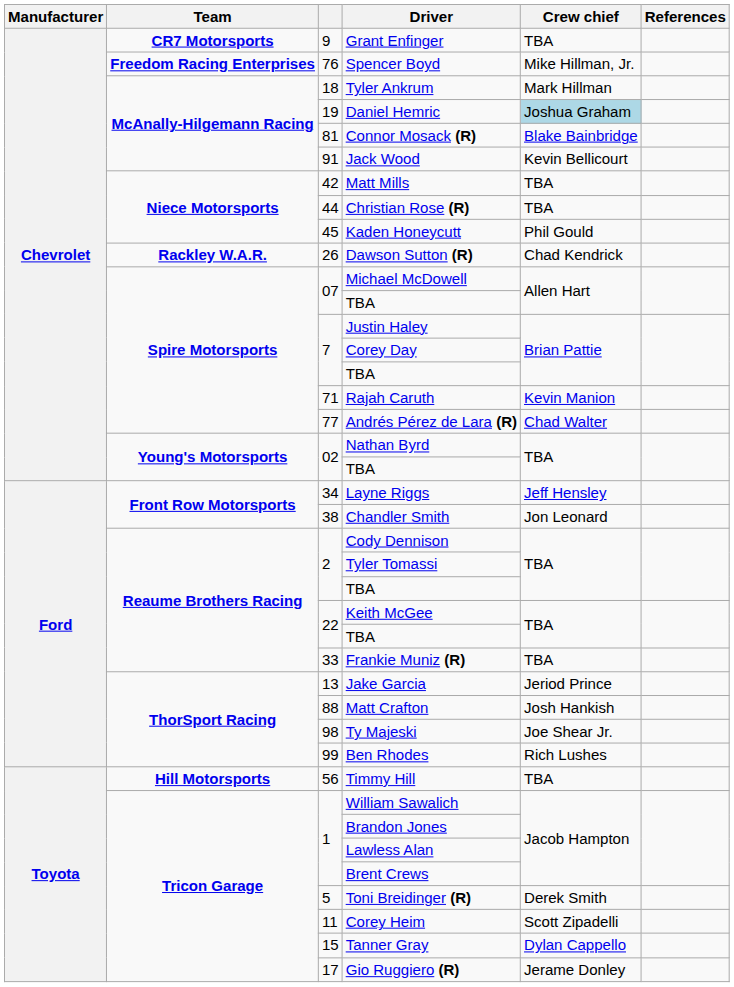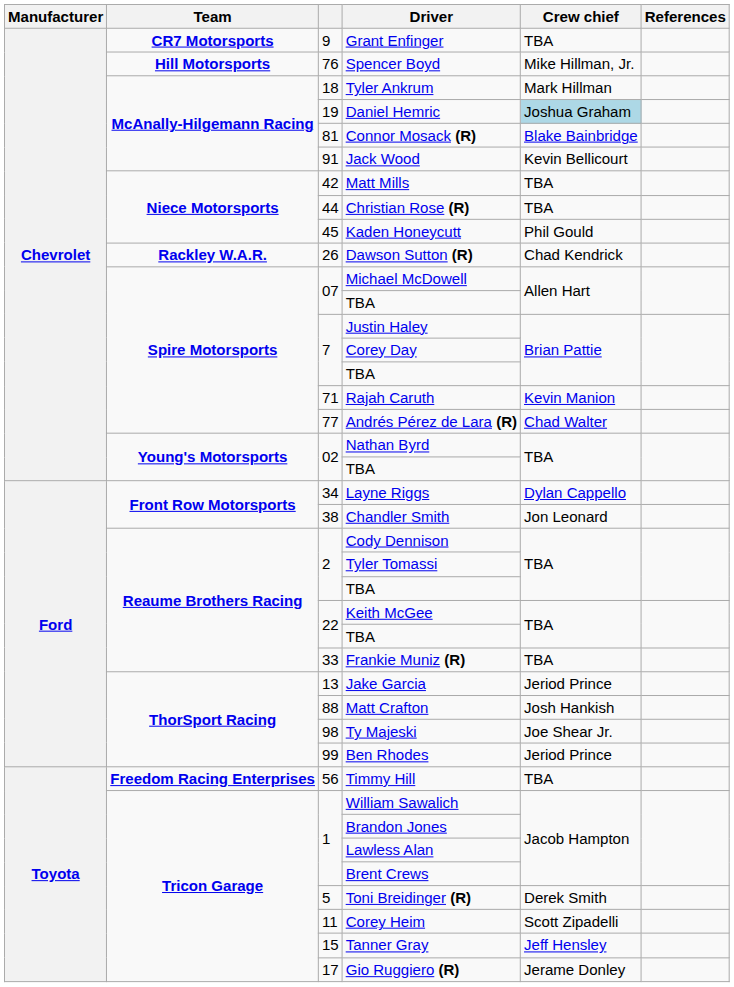(213, 64) Freedom Racing Enterprises -> (213, 64) Hill Motorsports
(565, 493) Jeff Hensley -> (575, 493) Dylan Cappello
(565, 755) Rich Lushes -> (568, 755) Jeriod Prince
(213, 779) Hill Motorsports -> (213, 779) Freedom Racing Enterprises
(575, 946) Dylan Cappello -> (565, 946) Jeff Hensley
